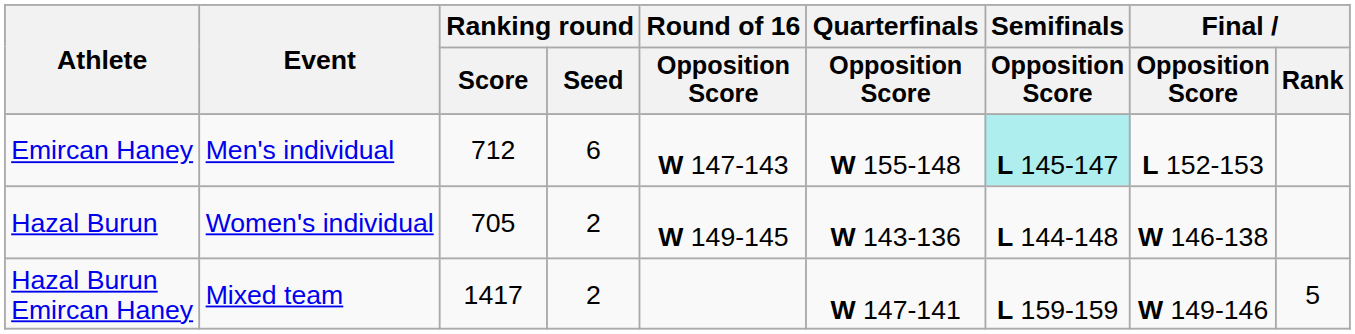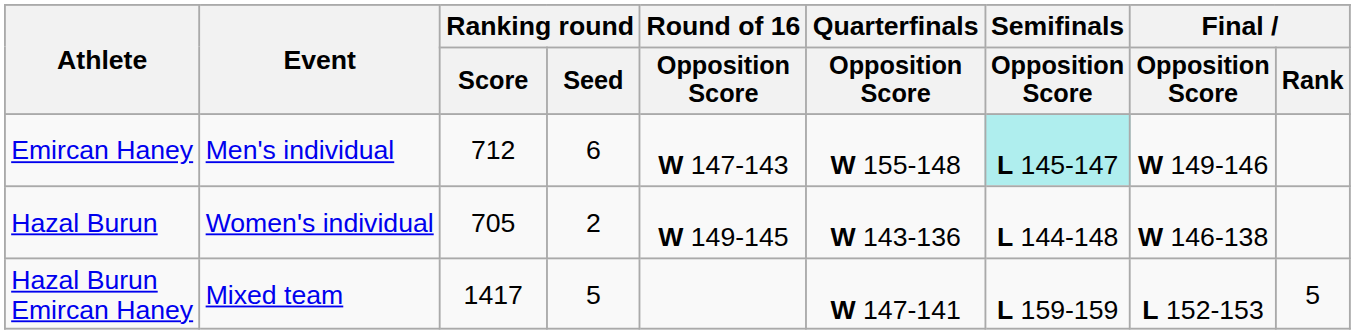(1203, 166) L 152-153 -> (1203, 166) W 149-146
(593, 294) 2 -> (593, 294) 5
(1203, 309) W 149-146 -> (1203, 309) L 152-153
